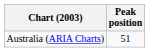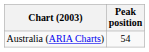(126, 39) 51 -> (126, 39) 54
